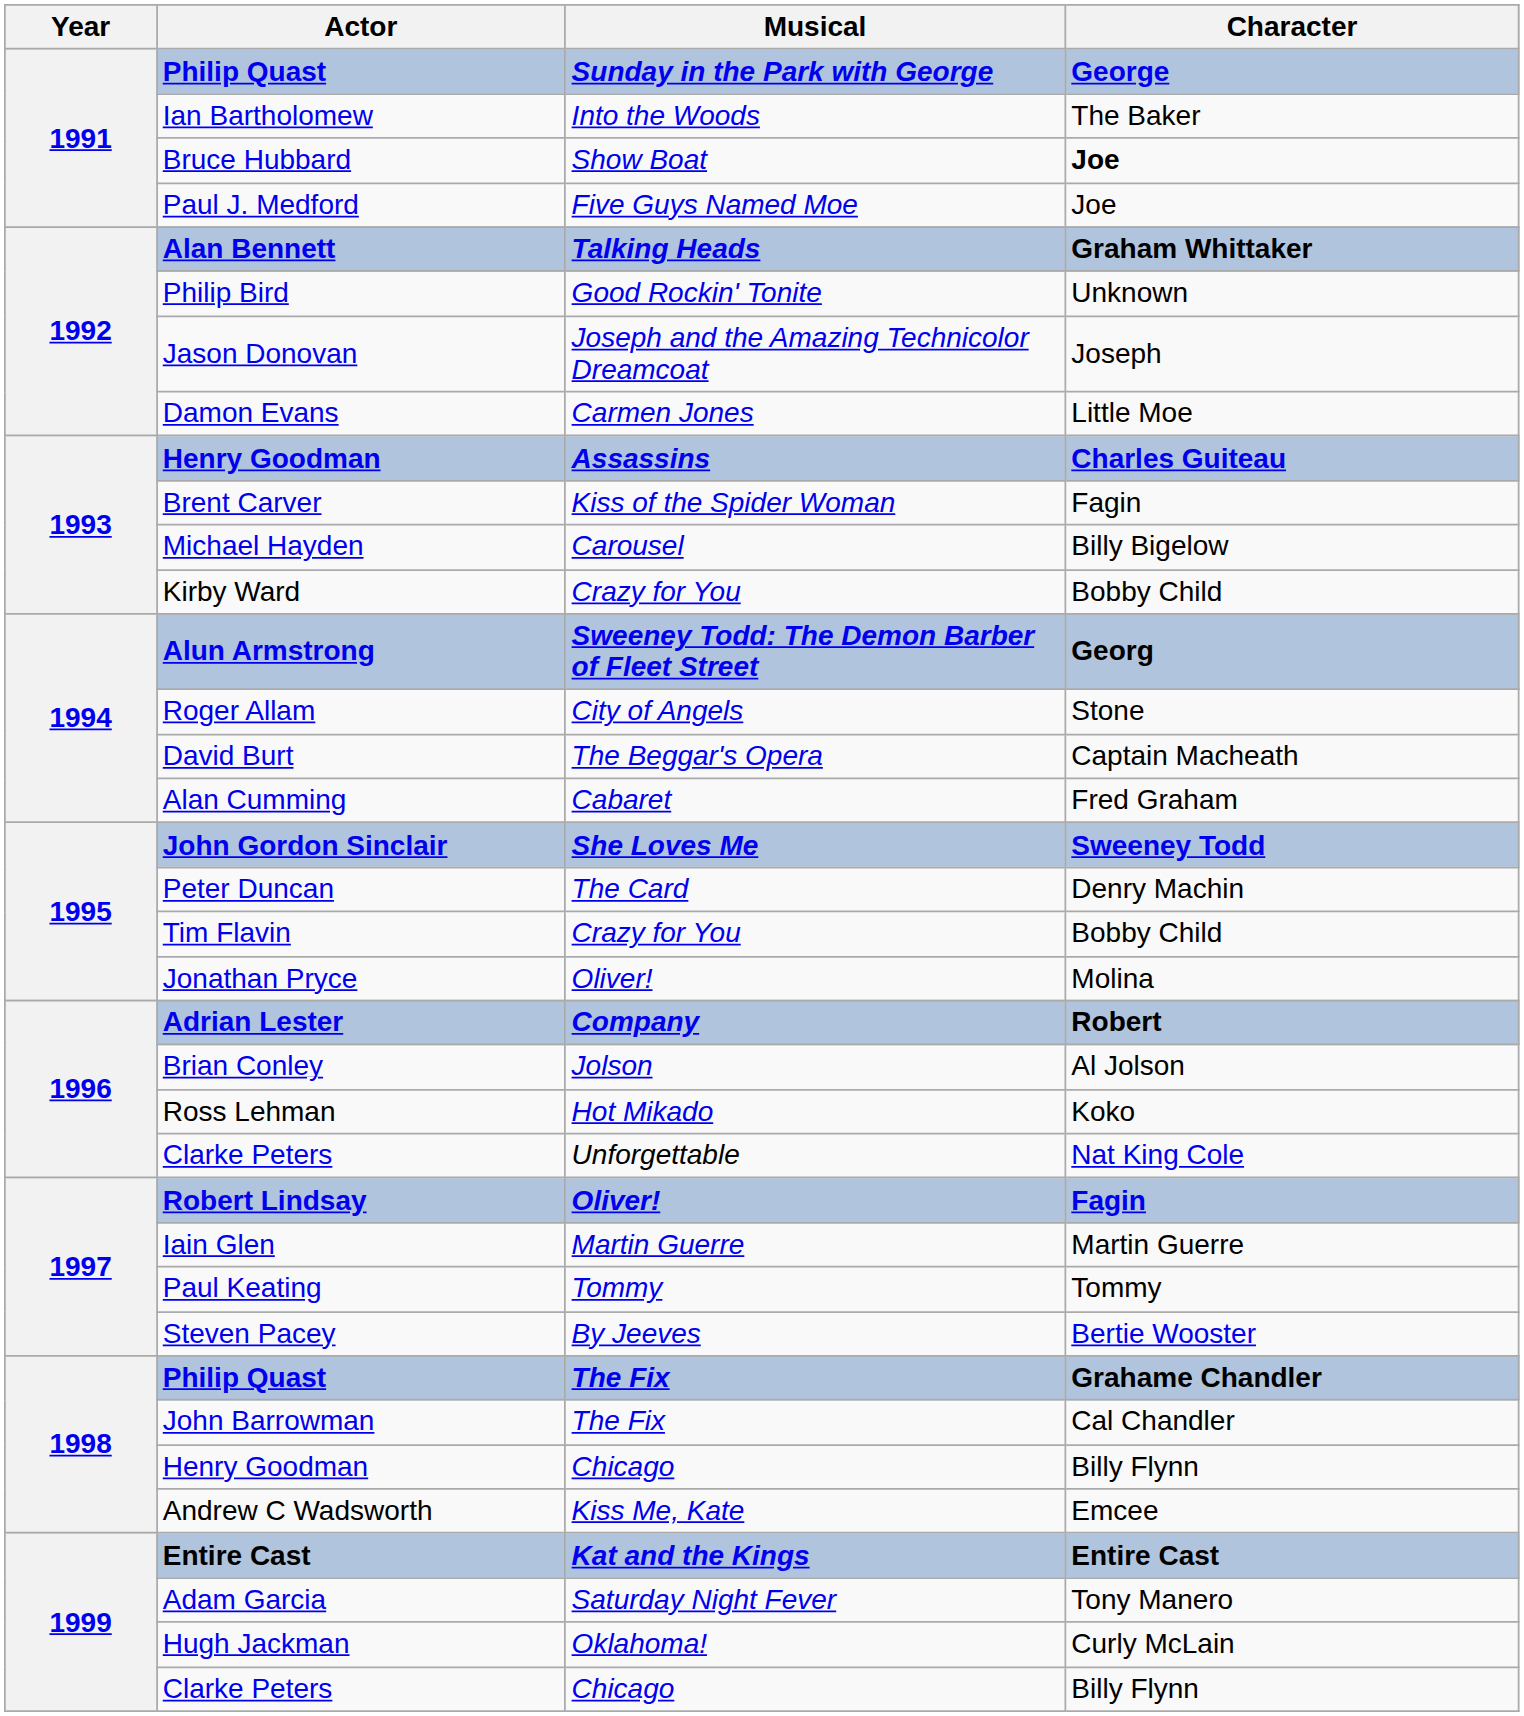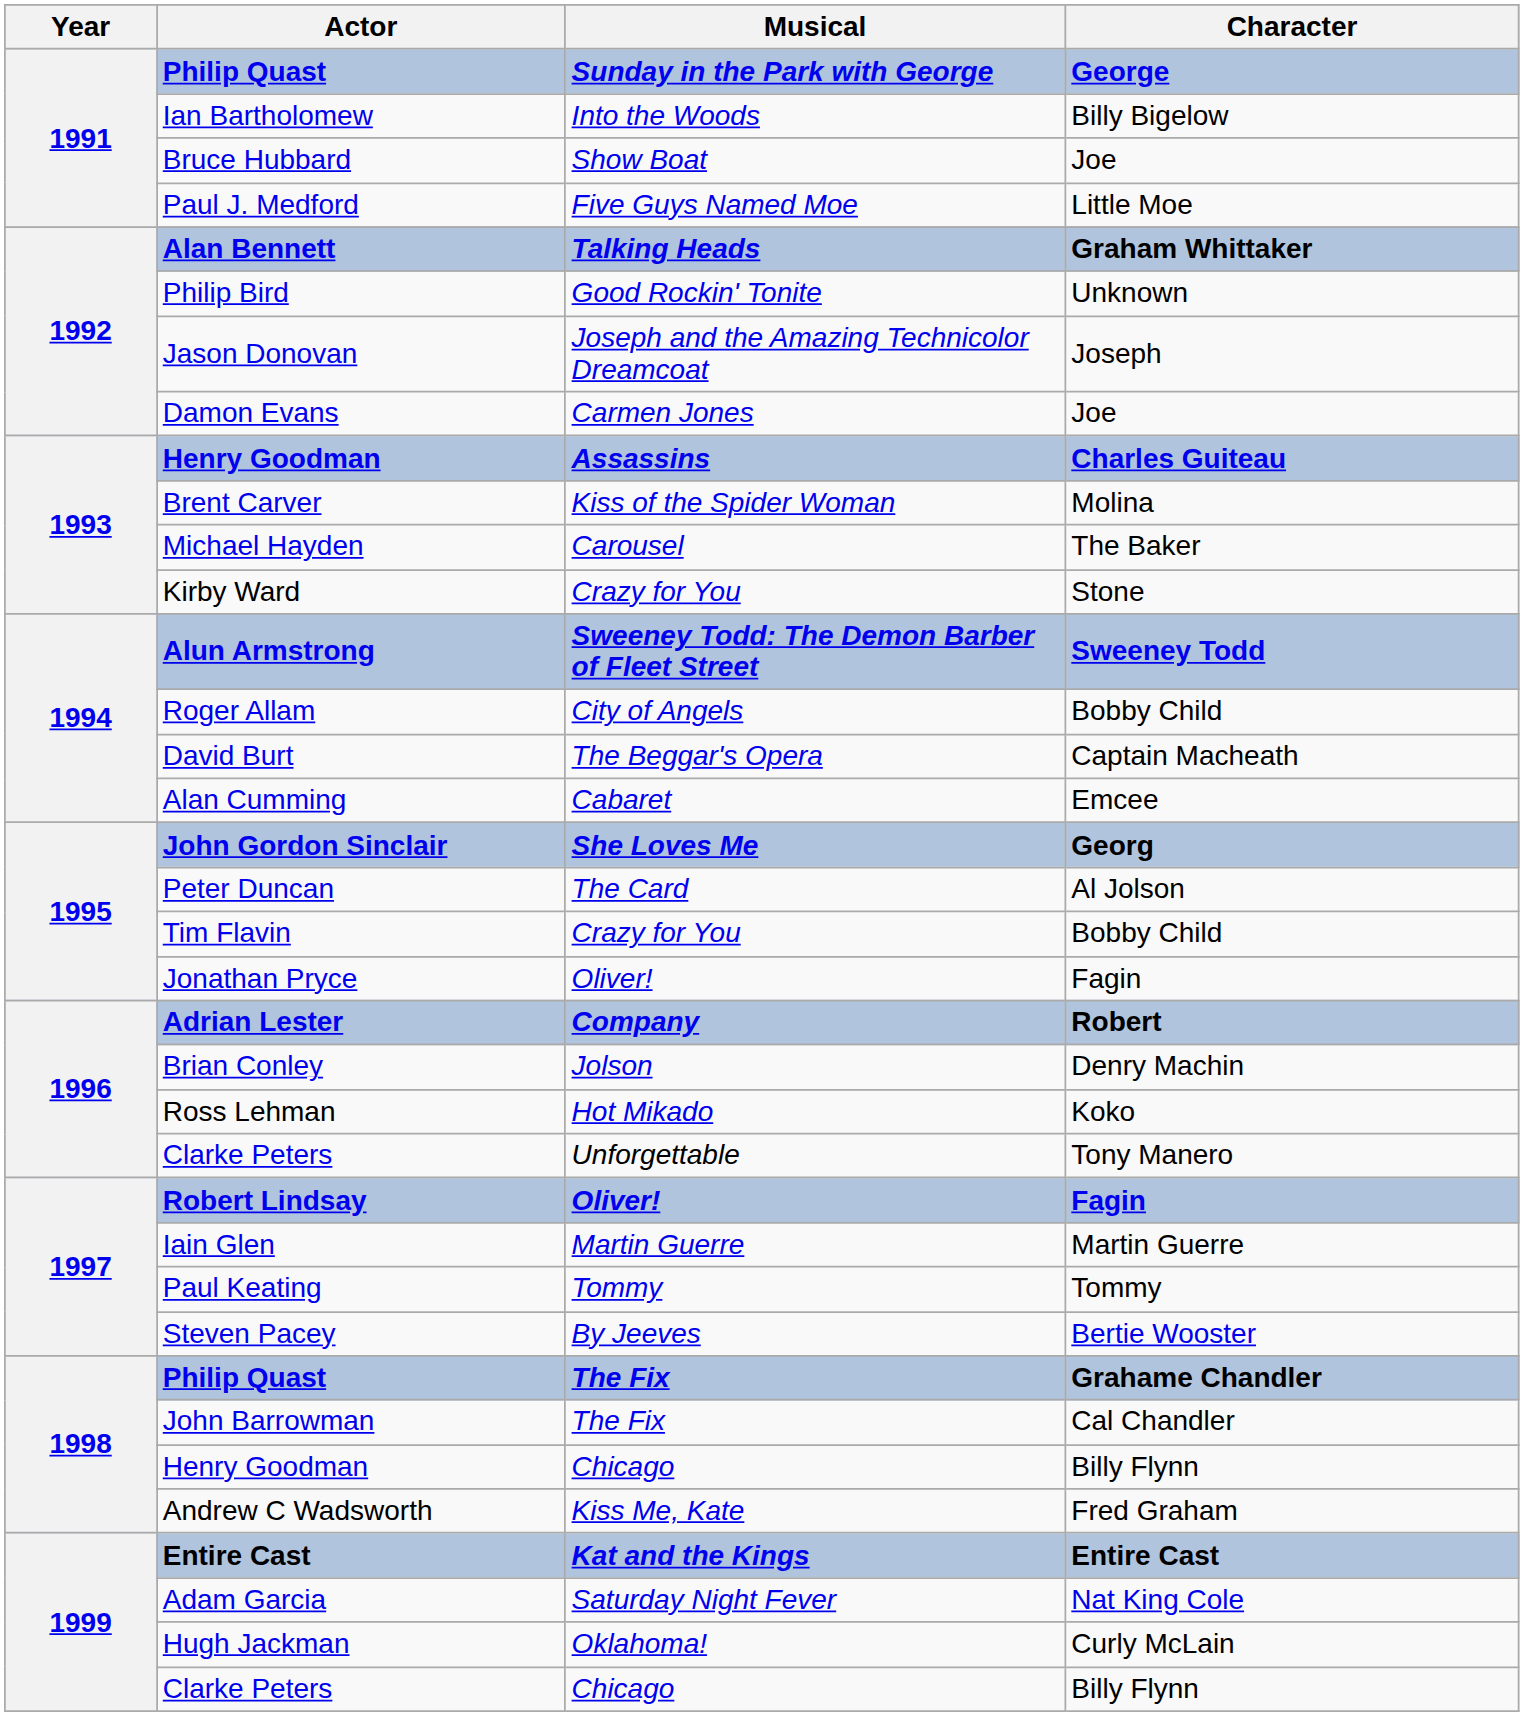(1136, 115) The Baker -> (1150, 115) Billy Bigelow
(1095, 159) bold -> (1094, 159) normal
(1094, 204) Joe -> (1132, 204) Little Moe
(1132, 413) Little Moe -> (1094, 413) Joe
(1106, 502) Fagin -> (1113, 502) Molina
(1150, 546) Billy Bigelow -> (1136, 546) The Baker
(1147, 591) Bobby Child -> (1108, 591) Stone
(1113, 651) Georg -> (1168, 651) Sweeney Todd
(1108, 711) Stone -> (1147, 711) Bobby Child
(1155, 800) Fred Graham -> (1115, 800) Emcee
(1168, 844) Sweeney Todd -> (1113, 844) Georg
(1158, 889) Denry Machin -> (1128, 889) Al Jolson
(1113, 977) Molina -> (1106, 977) Fagin
(1128, 1066) Al Jolson -> (1158, 1066) Denry Machin
(1158, 1155) Nat King Cole -> (1152, 1155) Tony Manero
(1115, 1510) Emcee -> (1155, 1510) Fred Graham
(1152, 1599) Tony Manero -> (1158, 1599) Nat King Cole
